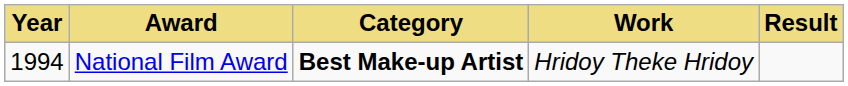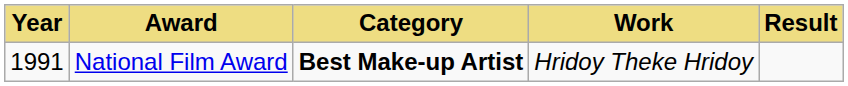(37, 61) 1994 -> (37, 61) 1991
